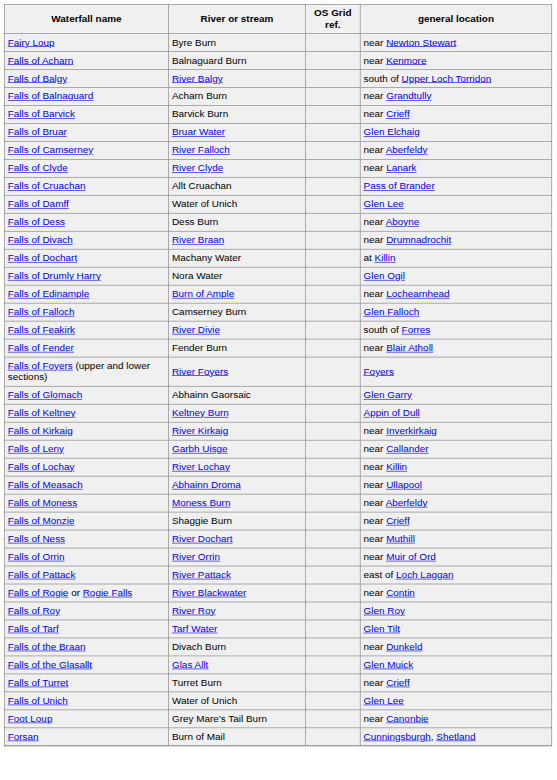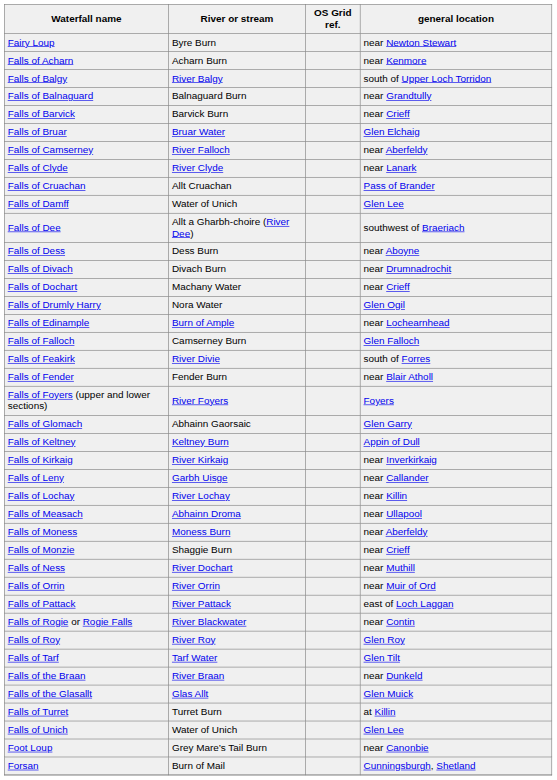(209, 60) Balnaguard Burn -> (200, 60) Acharn Burn
(200, 96) Acharn Burn -> (209, 96) Balnaguard Burn
+ row: (34, 228)
(198, 240) River Braan -> (199, 269) Divach Burn
(380, 258) at Killin -> (387, 287) near Crieff
(199, 647) Divach Burn -> (198, 676) River Braan
(387, 683) near Crieff -> (380, 712) at Killin
